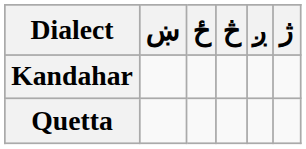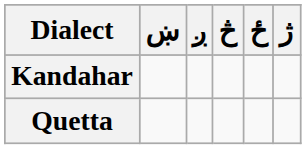columns swapped: (260, 30) <-> (202, 30)
